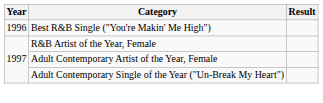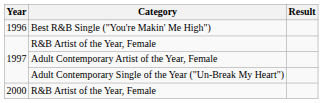+ row: (17, 91)
